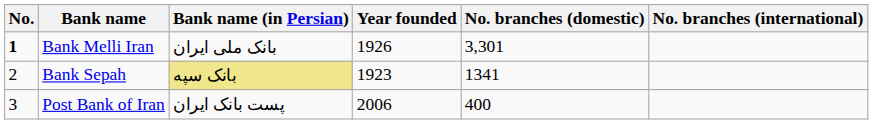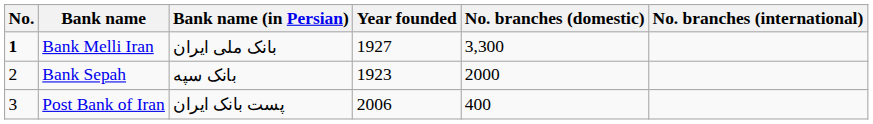(374, 46) 1926 -> (374, 46) 1927
(484, 46) 3,301 -> (484, 46) 3,300
(204, 75) khaki background -> (204, 75) no background
(482, 75) 1341 -> (482, 75) 2000
